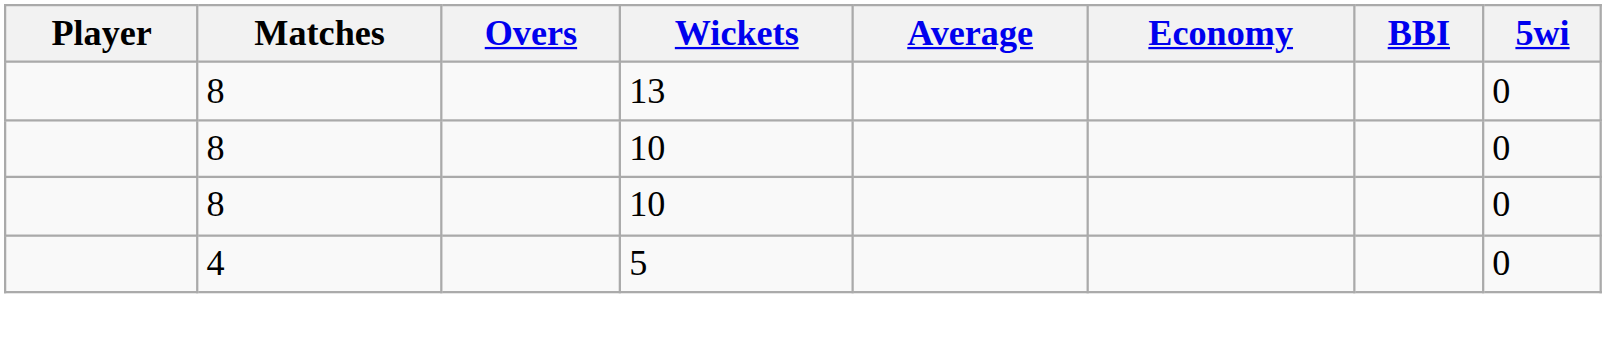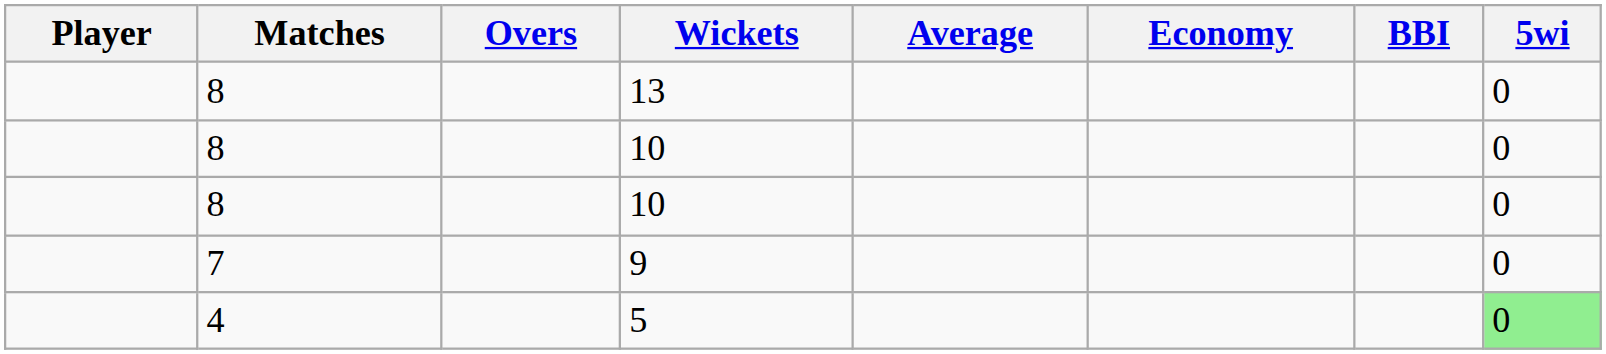+ row: (216, 262)
(1501, 262) no background -> (1501, 319) lightgreen background
